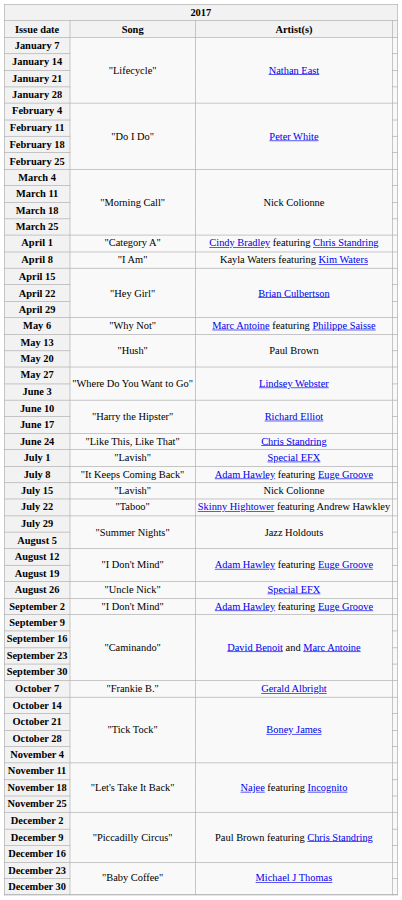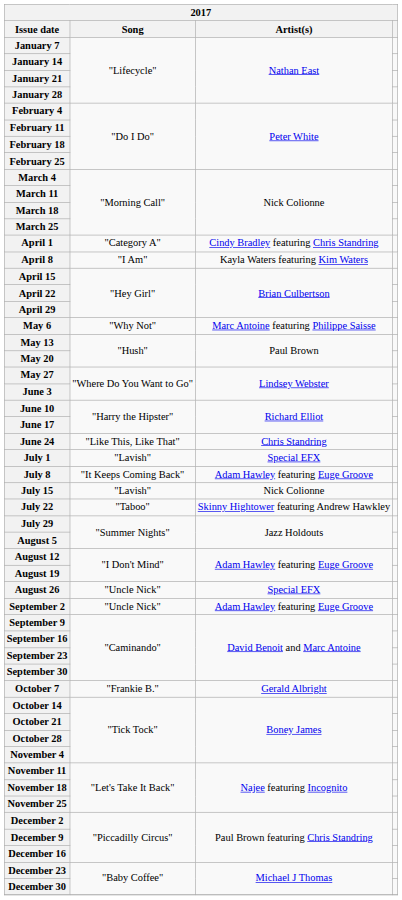(133, 606) "I Don't Mind" -> (133, 606) "Uncle Nick"
